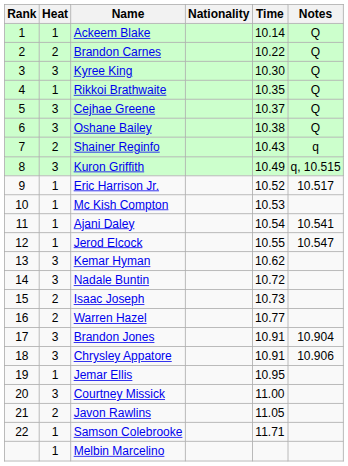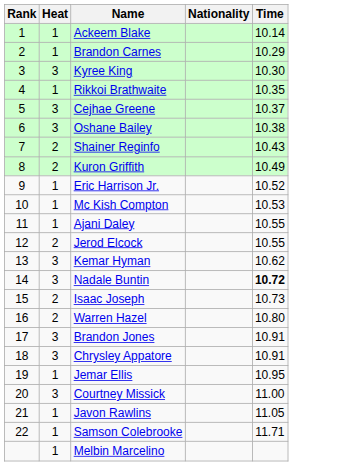- column: (316, 14)
(55, 52) 2 -> (55, 52) 1
(270, 52) 10.22 -> (270, 52) 10.29
(55, 166) 3 -> (55, 166) 2
(270, 223) 10.54 -> (270, 223) 10.55
(55, 242) 1 -> (55, 242) 2
(270, 280) normal -> (270, 280) bold
(270, 318) 10.77 -> (270, 318) 10.80
(55, 413) 2 -> (55, 413) 1
